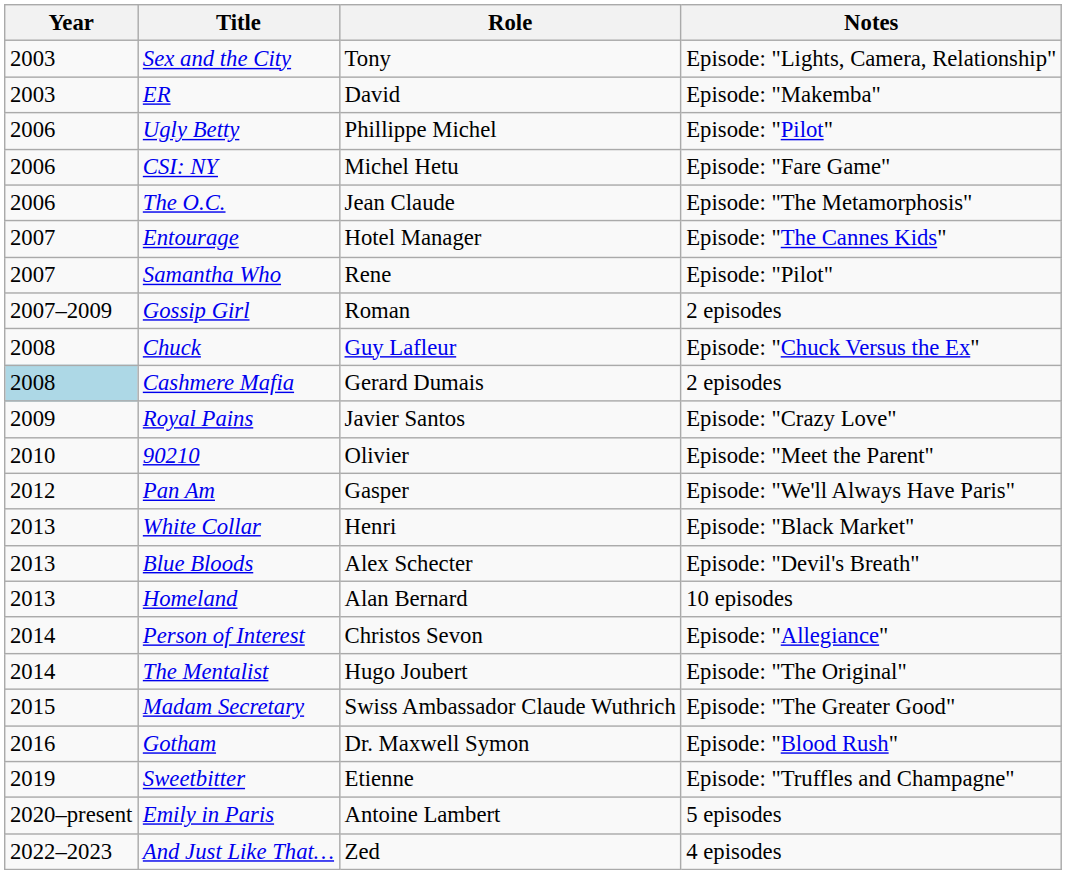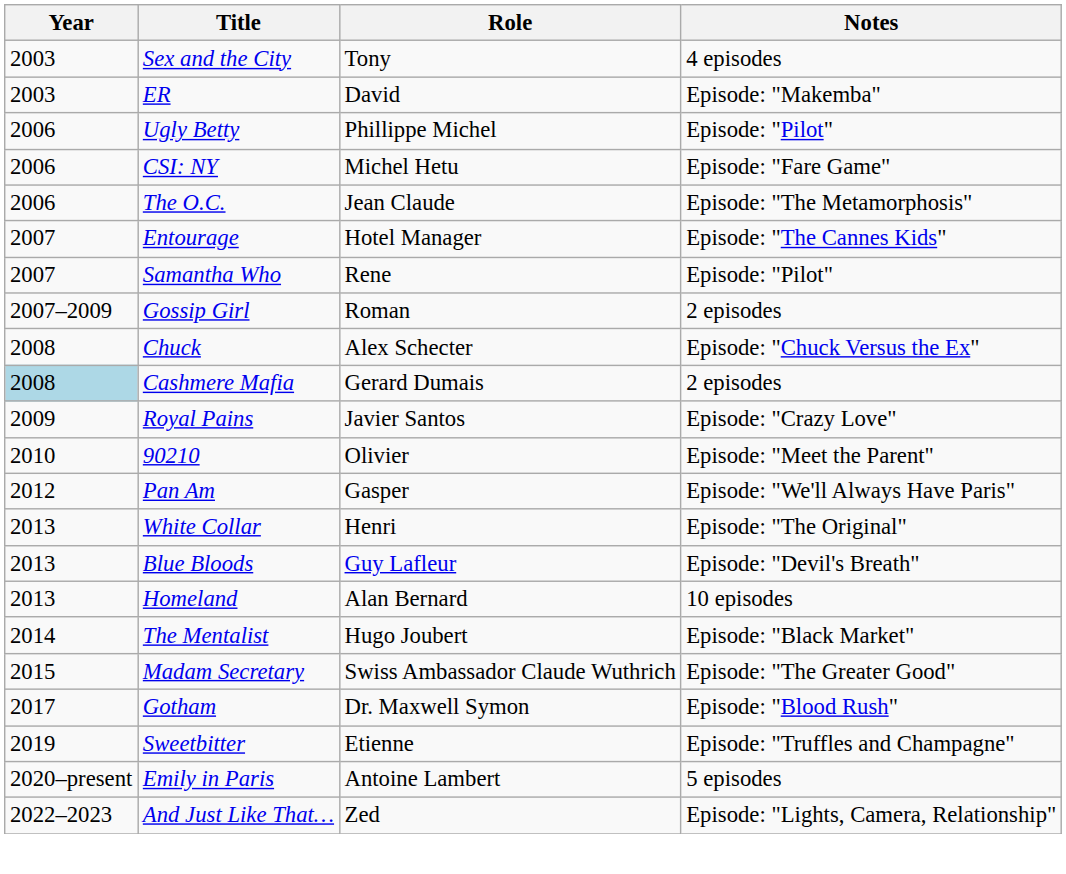(871, 58) Episode: "Lights, Camera, Relationship" -> (734, 58) 4 episodes
(400, 346) Guy Lafleur -> (409, 346) Alex Schecter
(800, 526) Episode: "Black Market" -> (796, 526) Episode: "The Original"
(409, 563) Alex Schecter -> (400, 563) Guy Lafleur
- row: (224, 635)
(796, 671) Episode: "The Original" -> (800, 635) Episode: "Black Market"
(33, 743) 2016 -> (33, 707) 2017
(734, 851) 4 episodes -> (871, 815) Episode: "Lights, Camera, Relationship"
